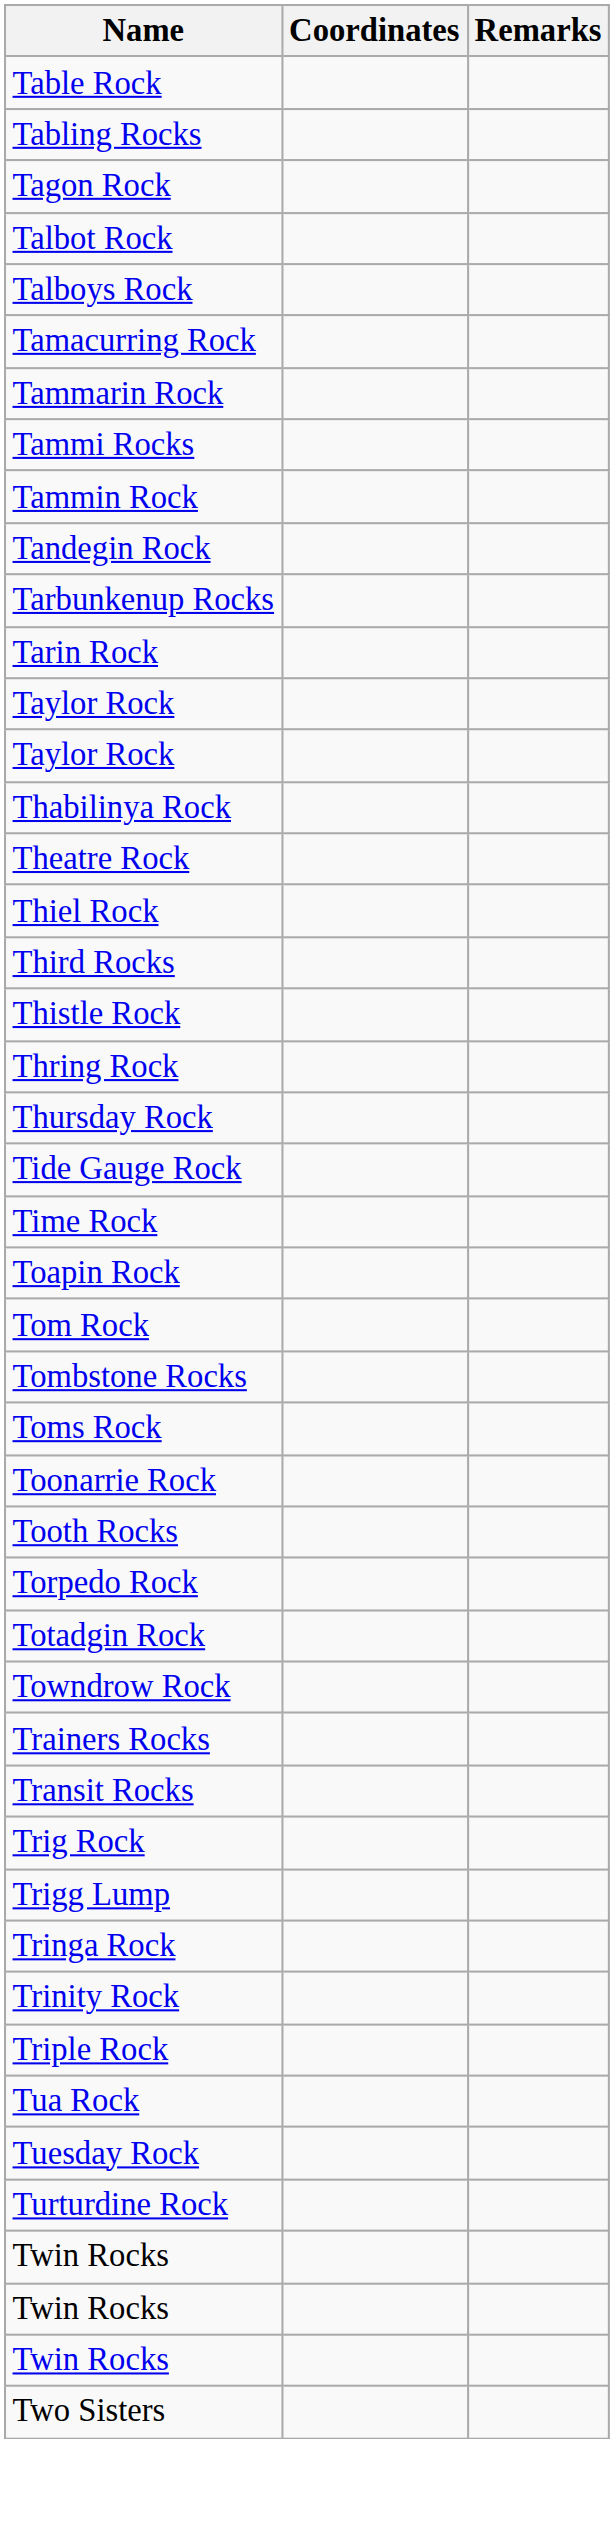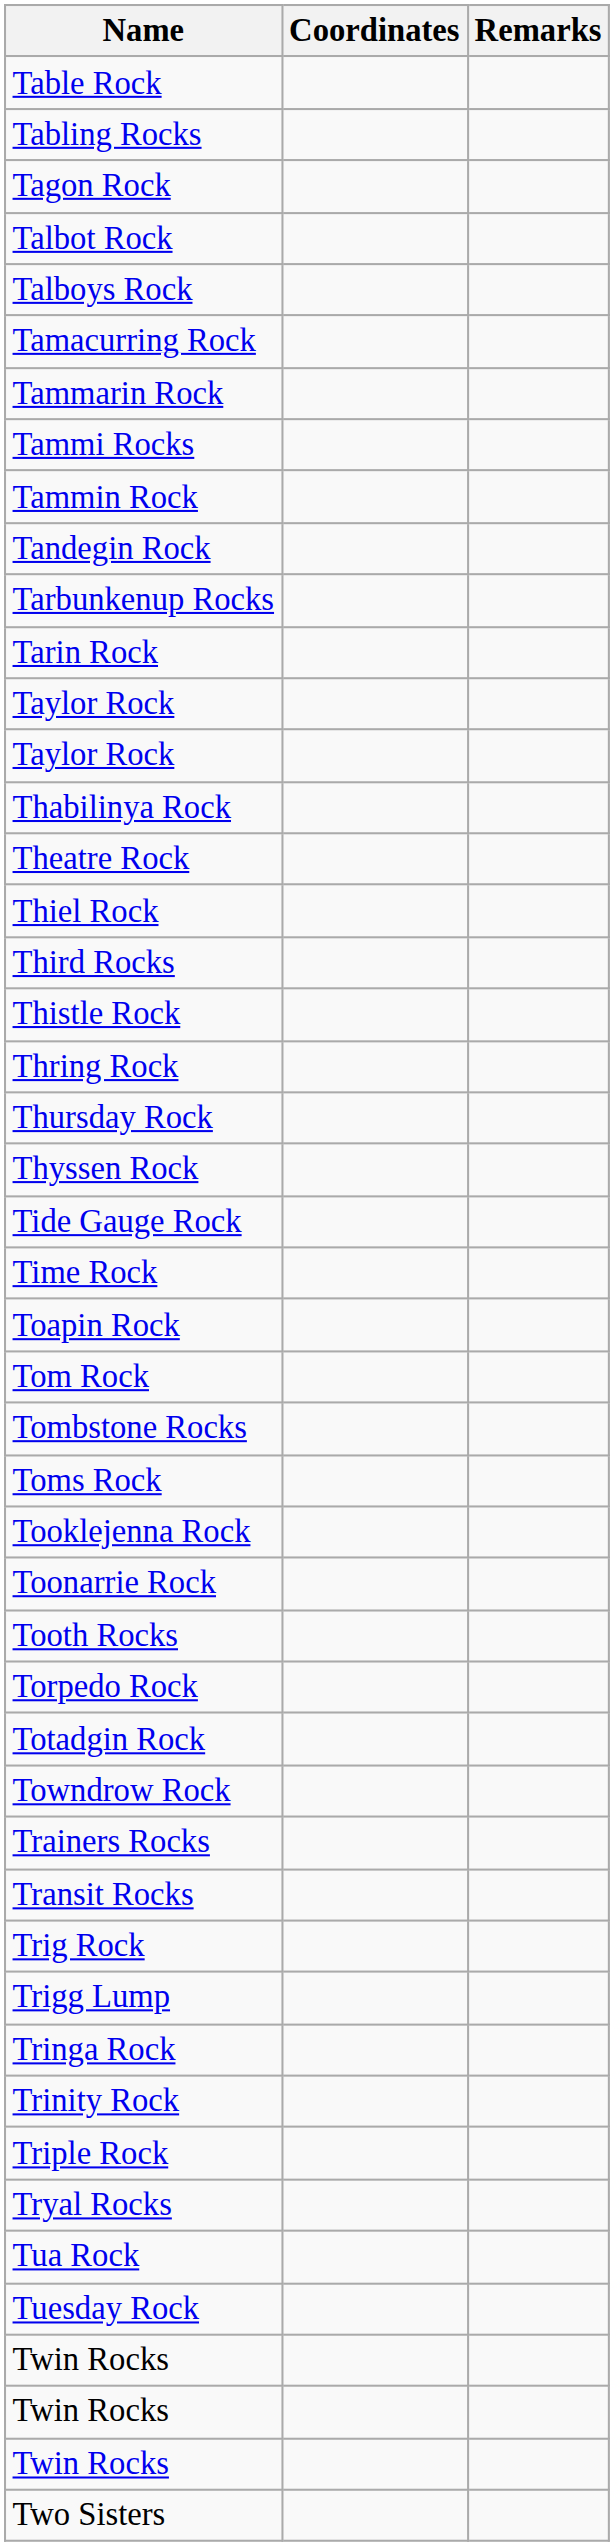+ row: (105, 1169)
+ row: (132, 1531)
+ row: (92, 2204)
- row: (120, 2204)
